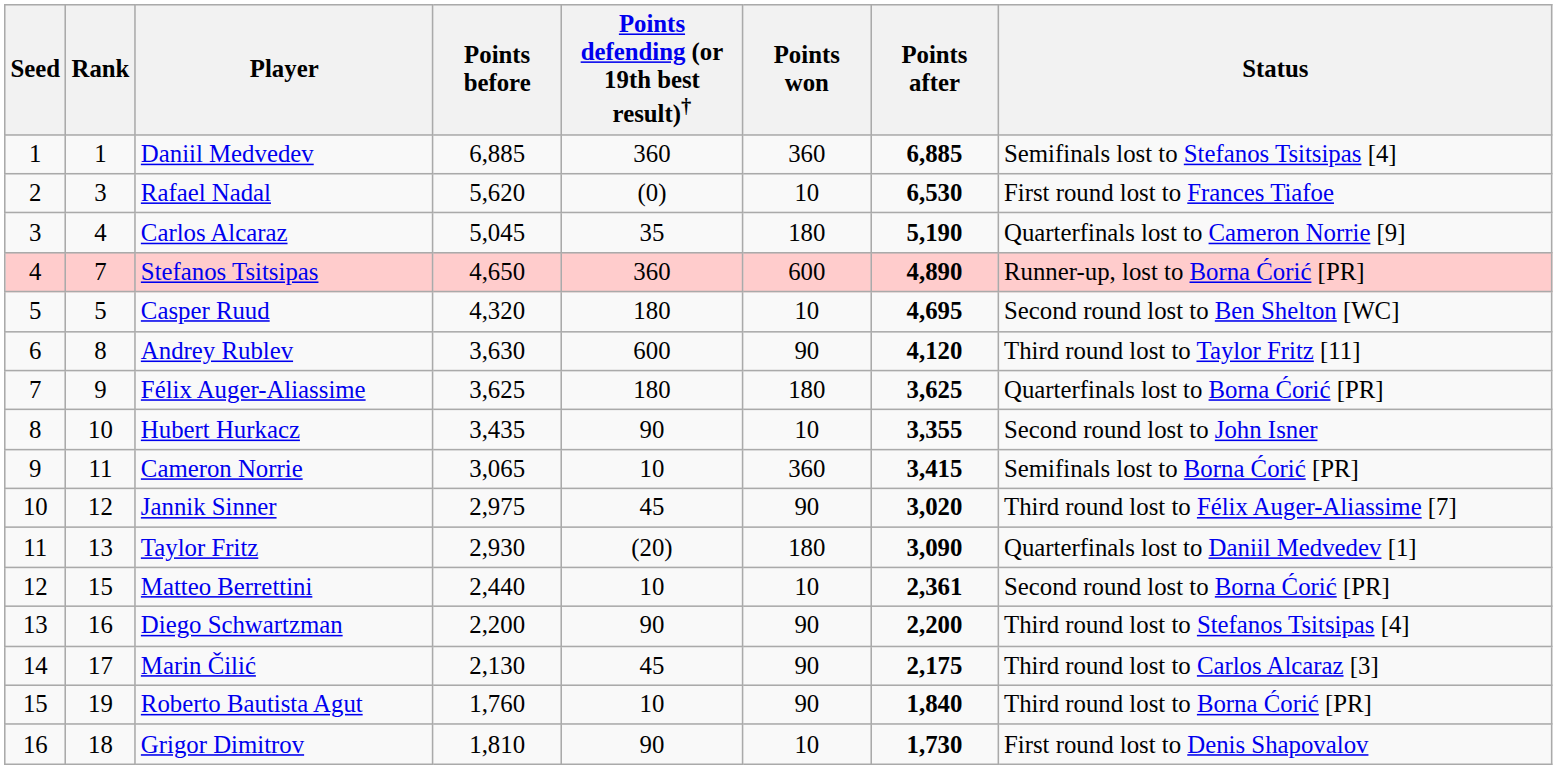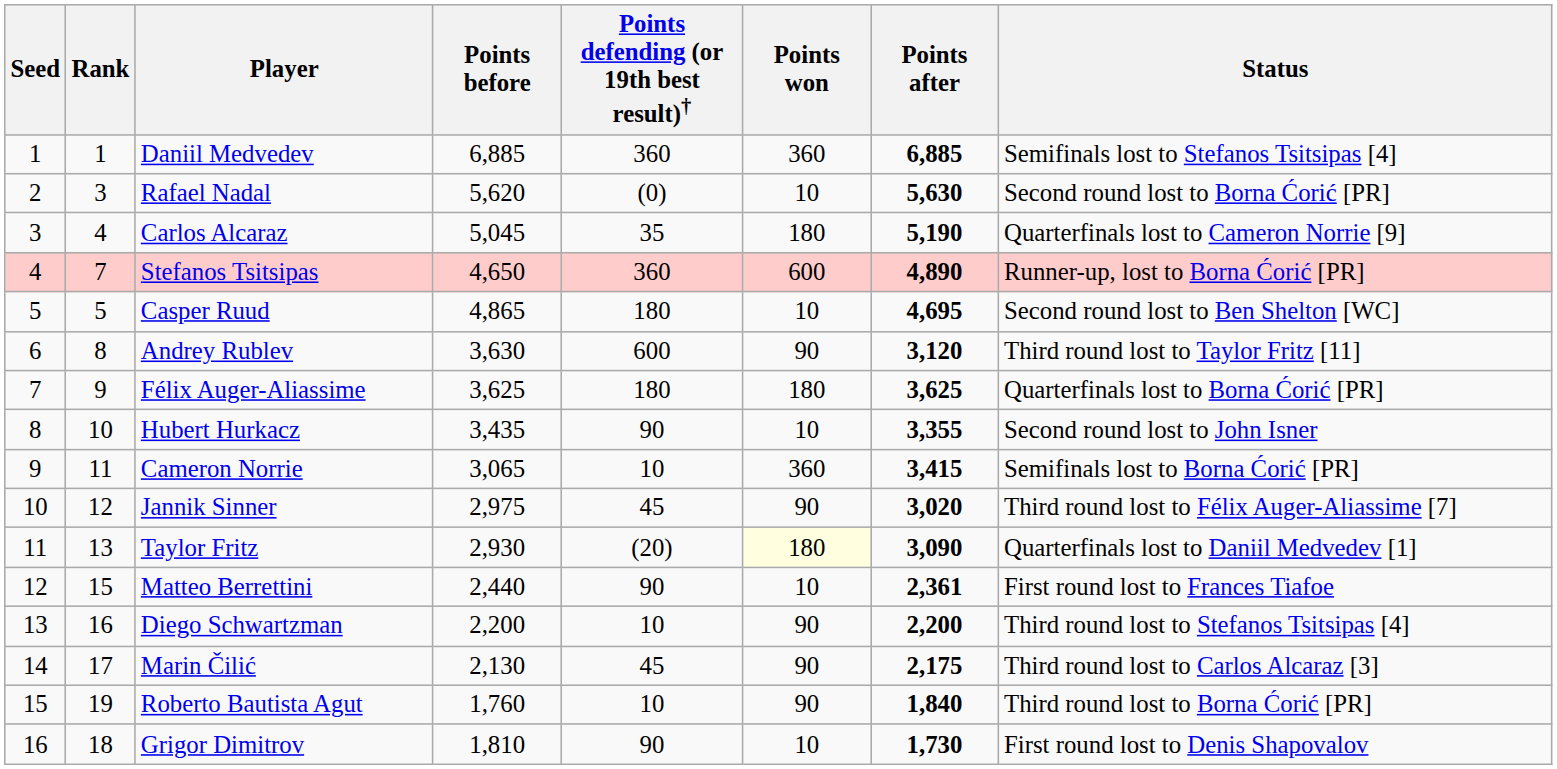(934, 193) 6,530 -> (934, 193) 5,630
(1169, 193) First round lost to Frances Tiafoe -> (1197, 193) Second round lost to Borna Ćorić [PR]
(497, 311) 4,320 -> (497, 311) 4,865
(934, 350) 4,120 -> (934, 350) 3,120
(807, 547) no background -> (807, 547) lightyellow background
(652, 586) 10 -> (652, 586) 90
(1197, 586) Second round lost to Borna Ćorić [PR] -> (1169, 586) First round lost to Frances Tiafoe
(652, 625) 90 -> (652, 625) 10
